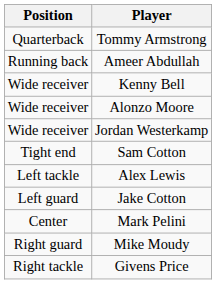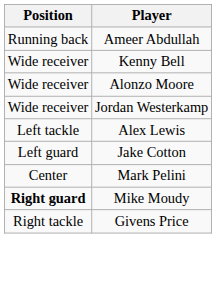- row: (152, 38)
- row: (152, 152)
(48, 244) normal -> (48, 198) bold
